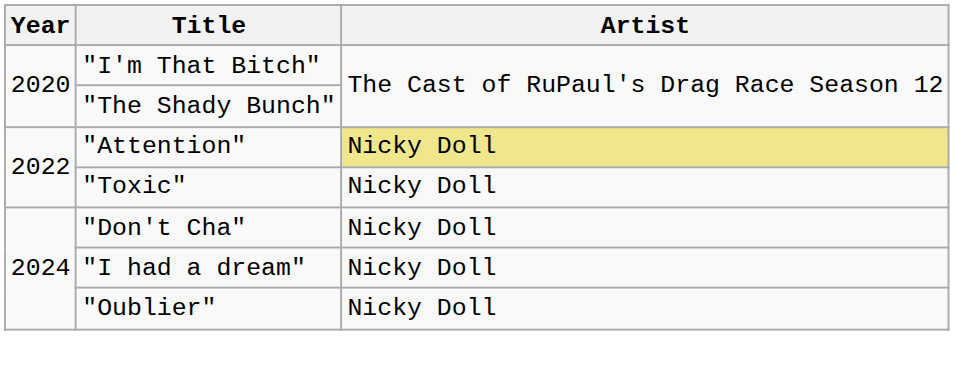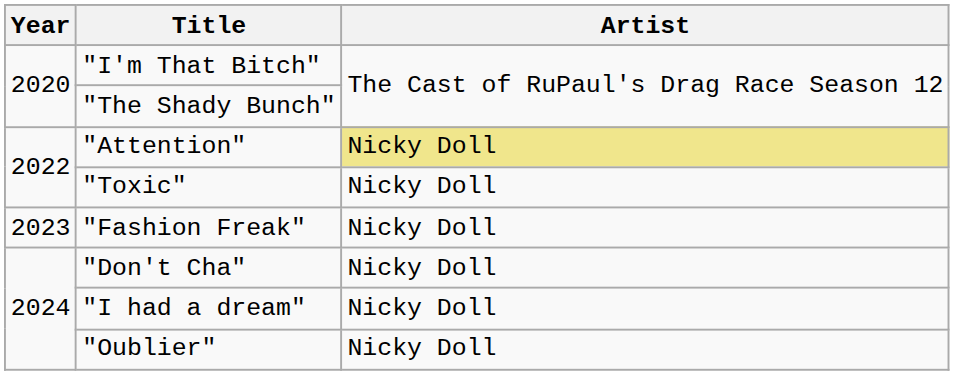+ row: (194, 228)
